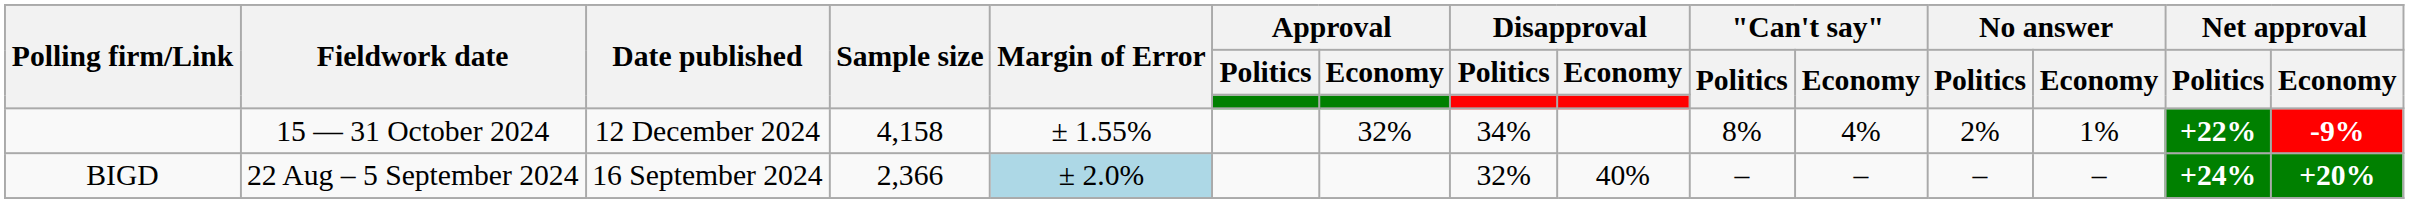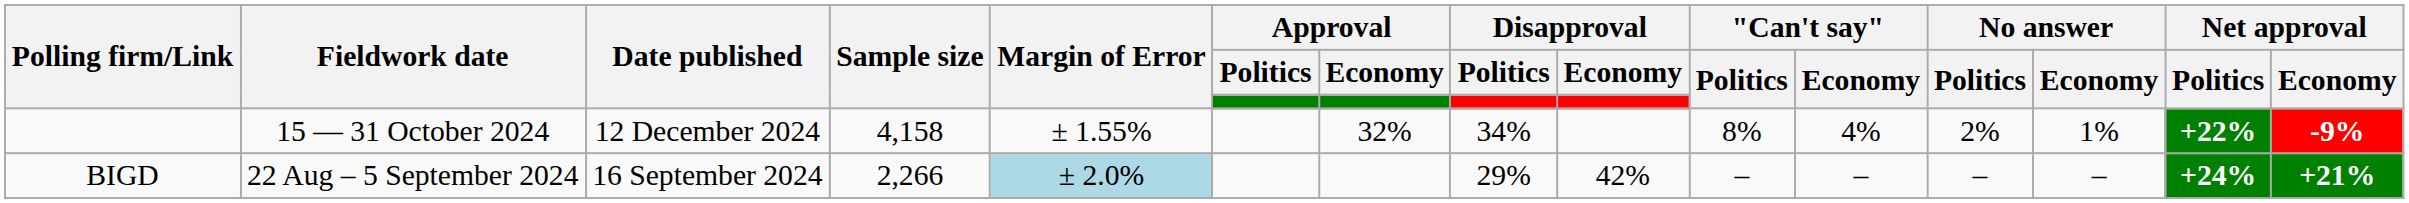(910, 175) 2,366 -> (910, 175) 2,266
(1504, 175) 32% -> (1504, 175) 29%
(1623, 175) 40% -> (1623, 175) 42%
(2337, 175) +20% -> (2337, 175) +21%
